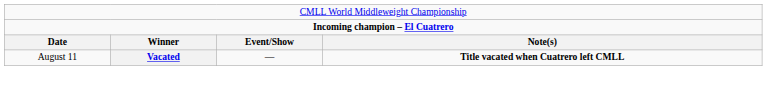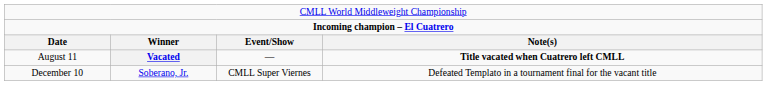+ row: (57, 73)
